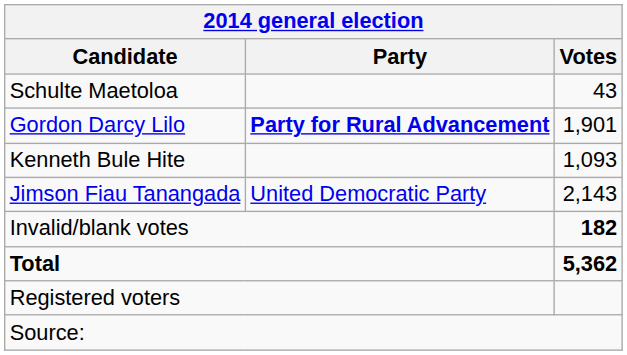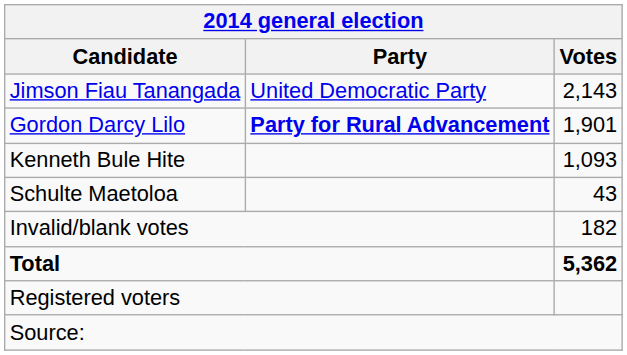rows swapped: (125, 194) <-> (94, 90)
(599, 228) bold -> (599, 228) normal
